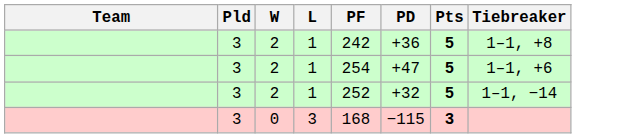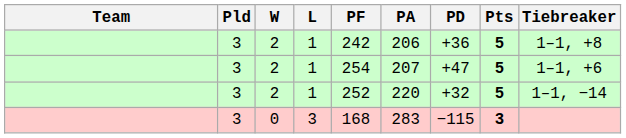+ column: (406, 17)
